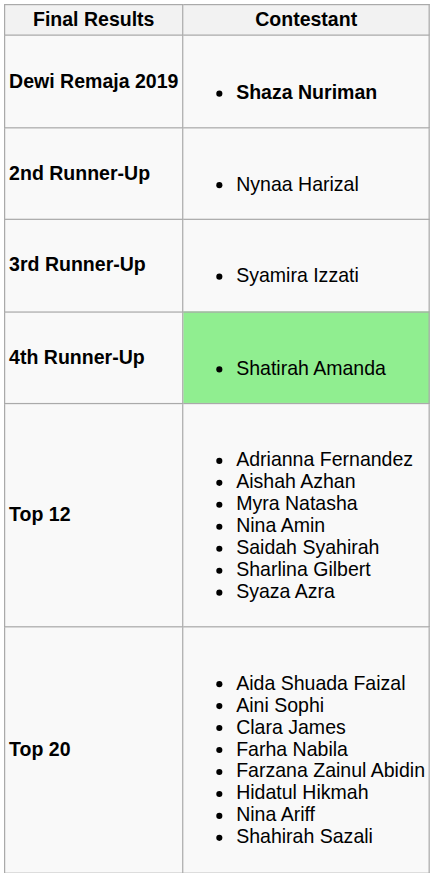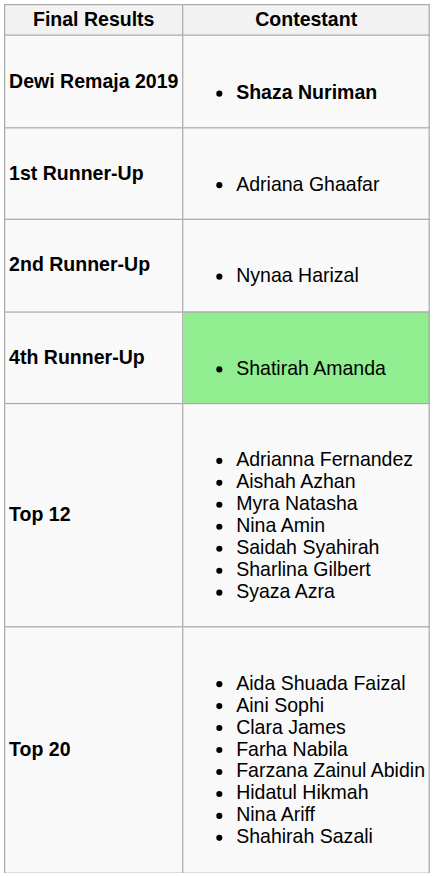+ row: (76, 173)
- row: (77, 265)
